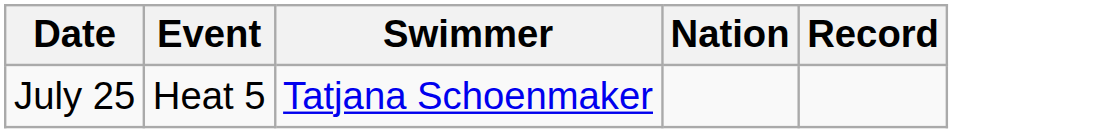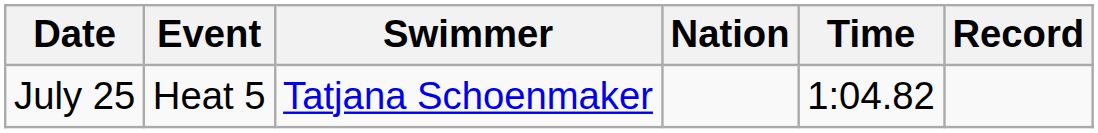+ column: (871, 34)
